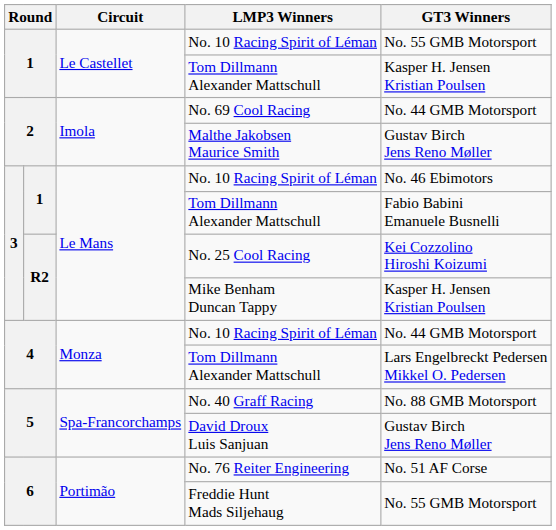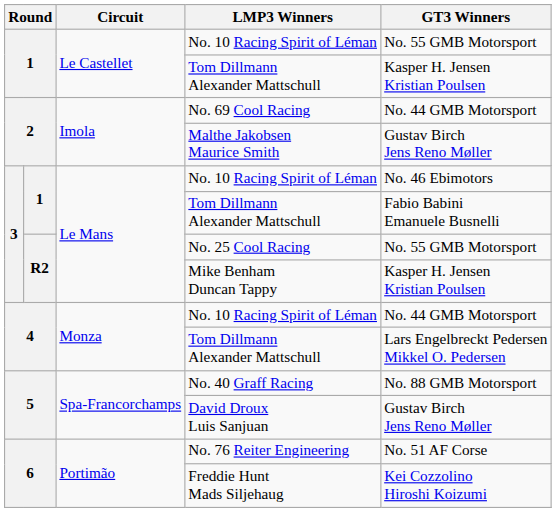(436, 255) Kei Cozzolino Hiroshi Koizumi -> (460, 246) No. 55 GMB Motorsport
(460, 502) No. 55 GMB Motorsport -> (436, 484) Kei Cozzolino Hiroshi Koizumi
